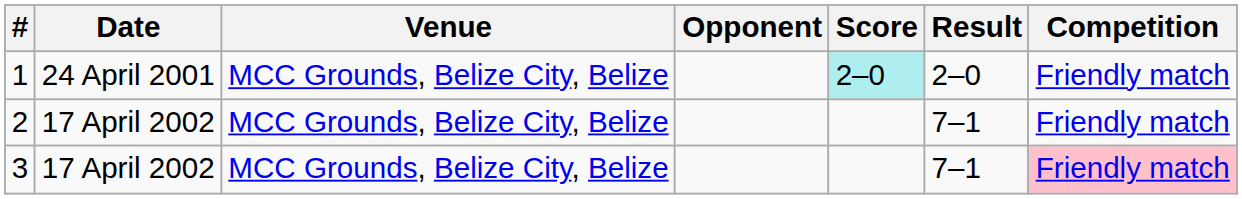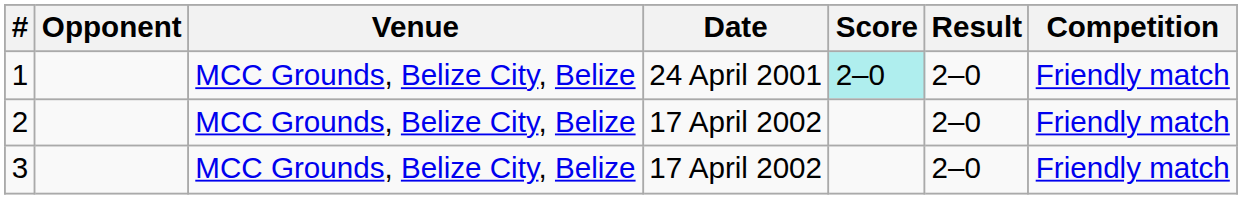columns swapped: (128, 27) <-> (752, 27)
(956, 121) 7–1 -> (956, 121) 2–0
(956, 168) 7–1 -> (956, 168) 2–0
(1133, 168) pink background -> (1133, 168) no background
